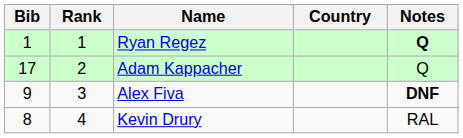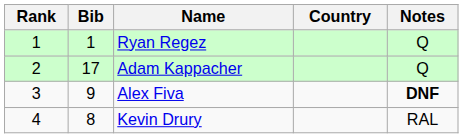columns swapped: (82, 17) <-> (27, 17)
(422, 42) bold -> (422, 42) normal
